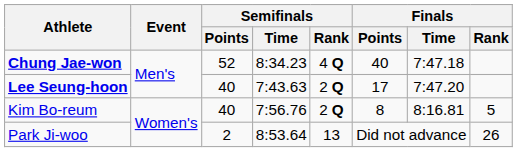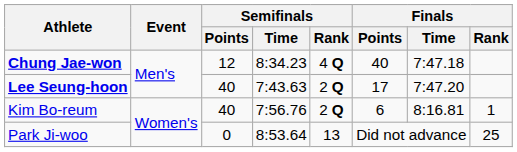(227, 62) 52 -> (227, 62) 12
(380, 111) 8 -> (380, 111) 6
(491, 111) 5 -> (491, 111) 1
(227, 135) 2 -> (227, 135) 0
(491, 135) 26 -> (491, 135) 25
